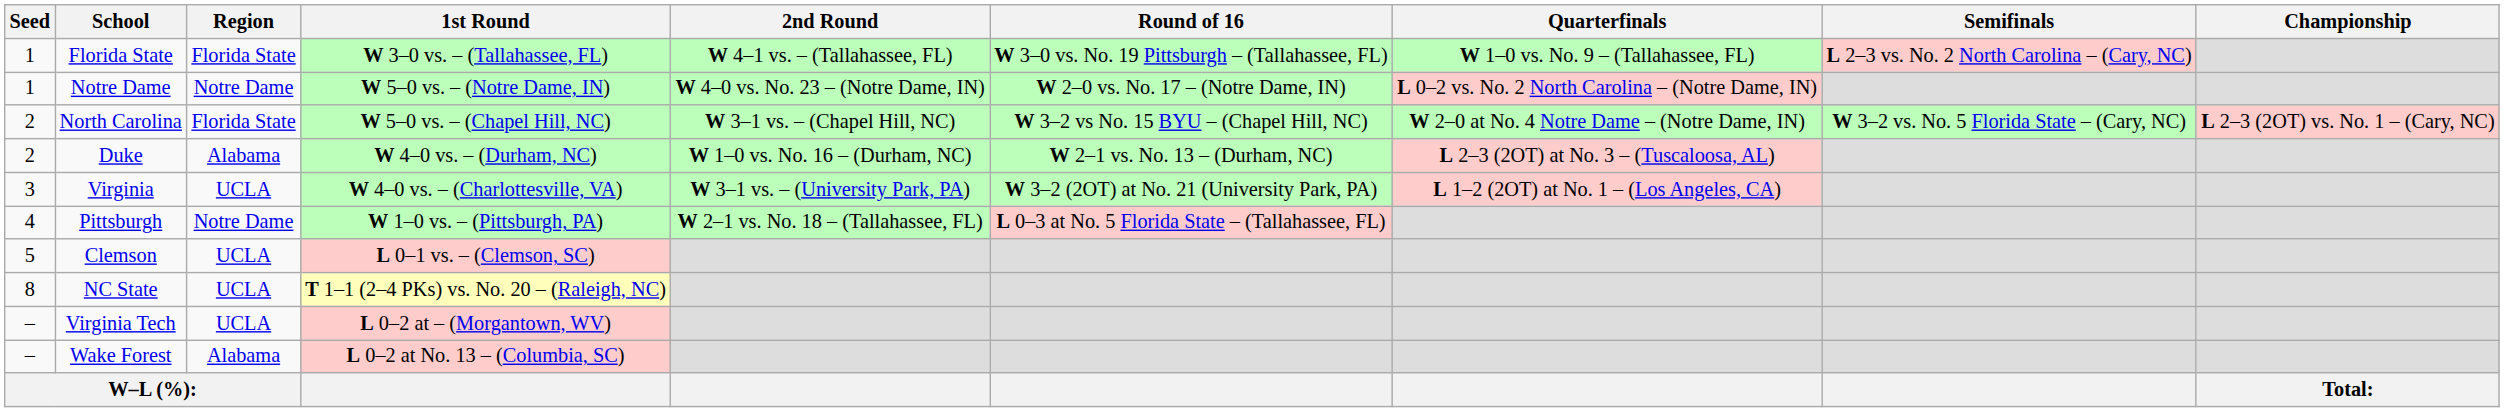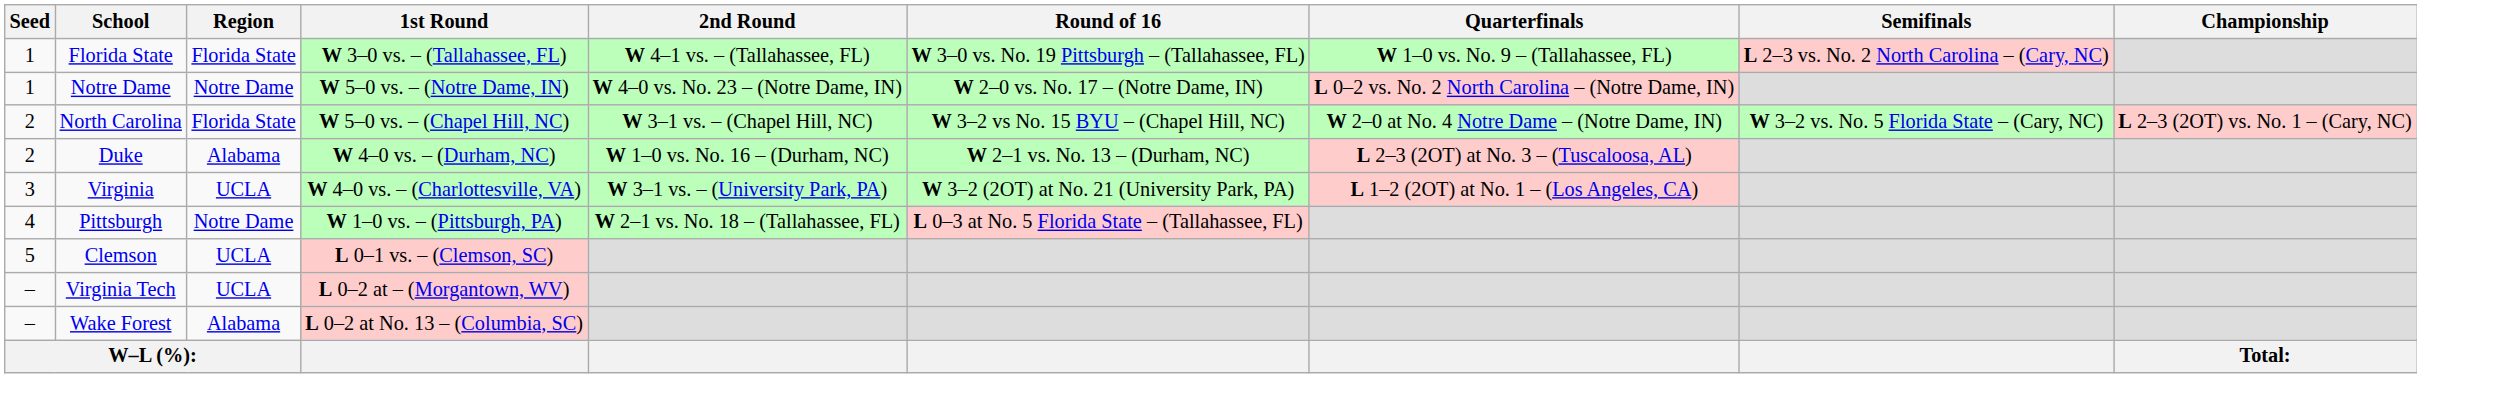- row: (121, 289)
